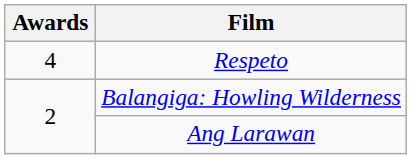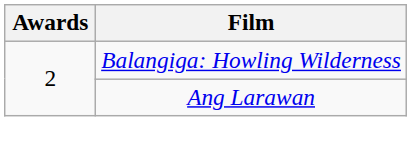- row: (251, 60)
